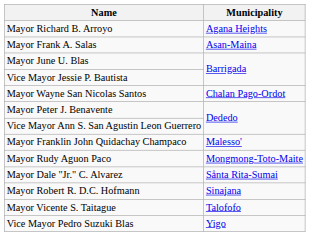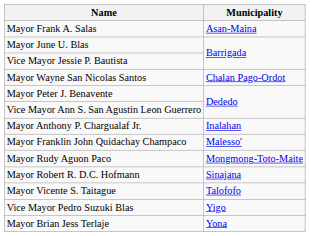- row: (60, 28)
+ row: (74, 126)
- row: (65, 175)
+ row: (58, 223)
